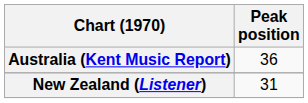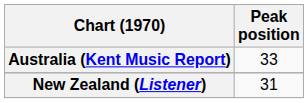(269, 60) 36 -> (269, 60) 33
